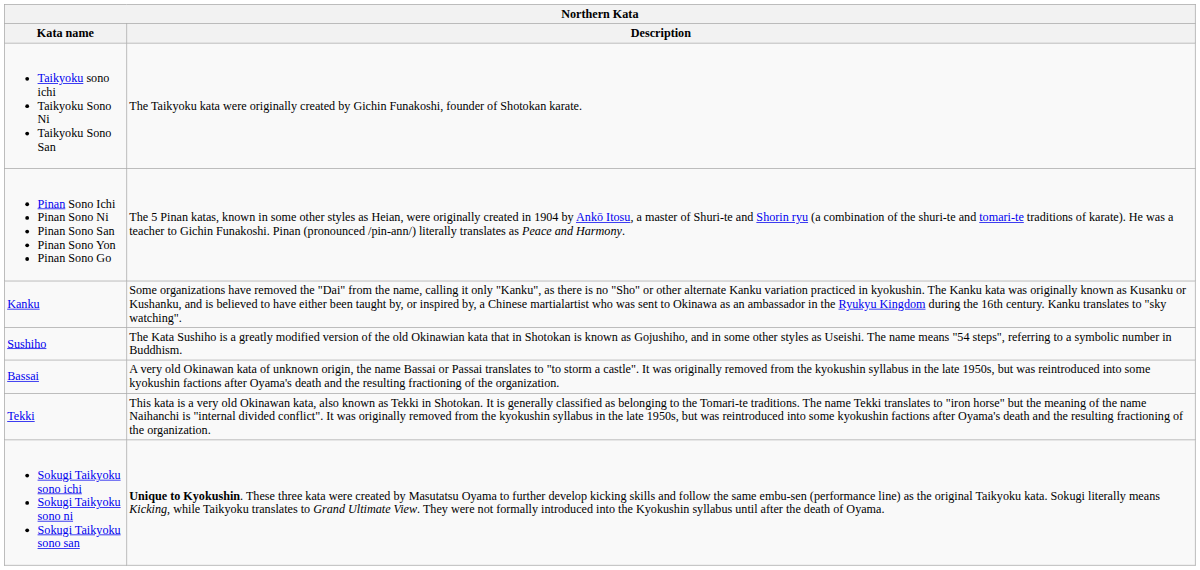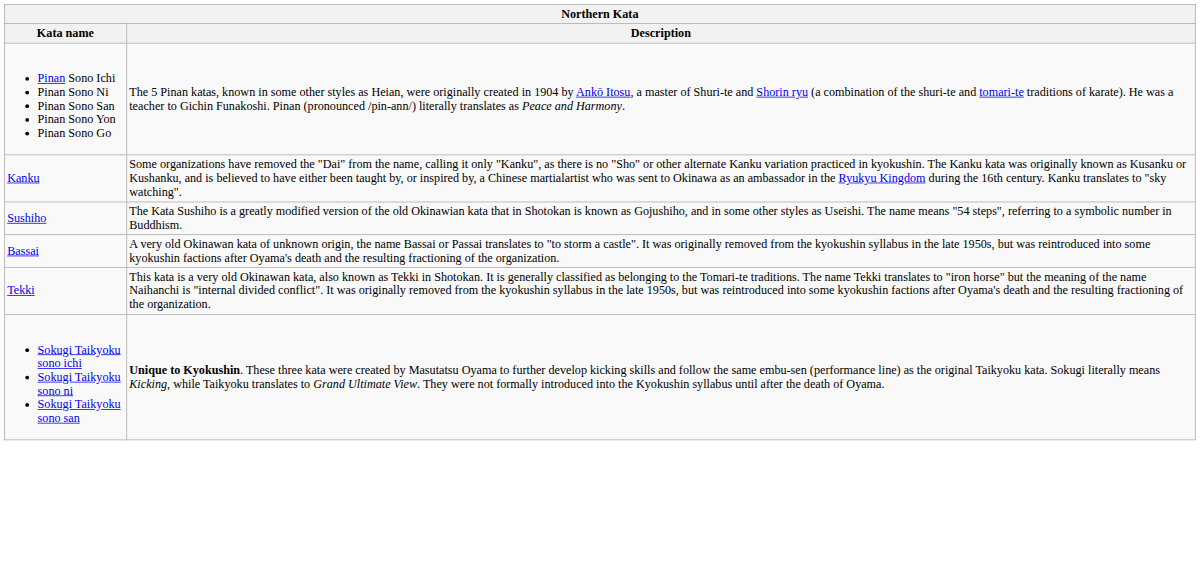- row: (65, 113)
